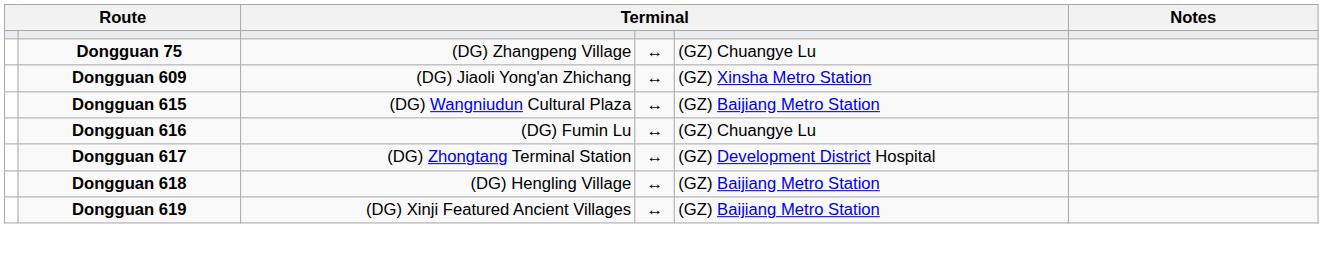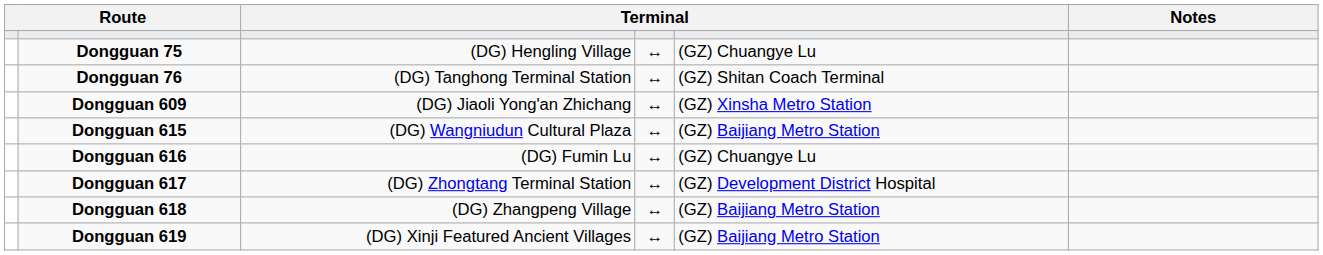(542, 51) (DG) Zhangpeng Village -> (551, 51) (DG) Hengling Village
+ row: (129, 78)
(551, 183) (DG) Hengling Village -> (542, 210) (DG) Zhangpeng Village
